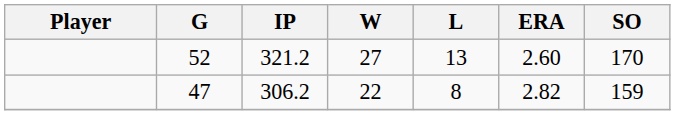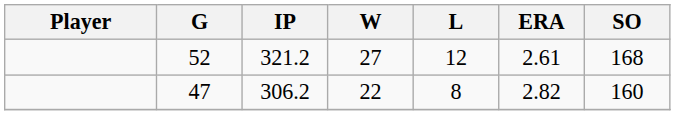(456, 57) 13 -> (456, 57) 12
(541, 57) 2.60 -> (541, 57) 2.61
(627, 57) 170 -> (627, 57) 168
(627, 92) 159 -> (627, 92) 160
